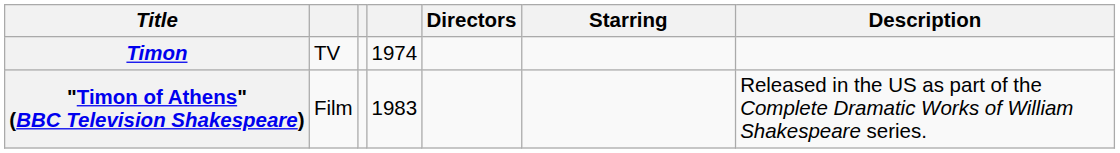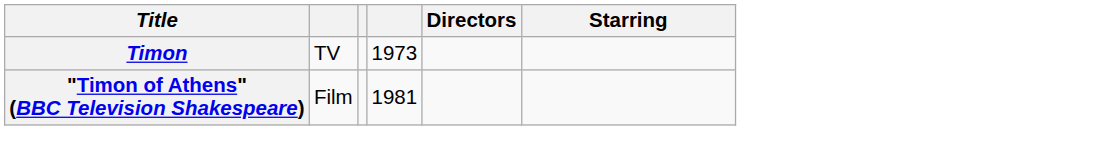- column: (925, 20)
(394, 53) 1974 -> (394, 53) 1973
(394, 108) 1983 -> (394, 97) 1981
